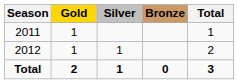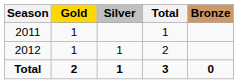columns swapped: (165, 13) <-> (211, 13)
